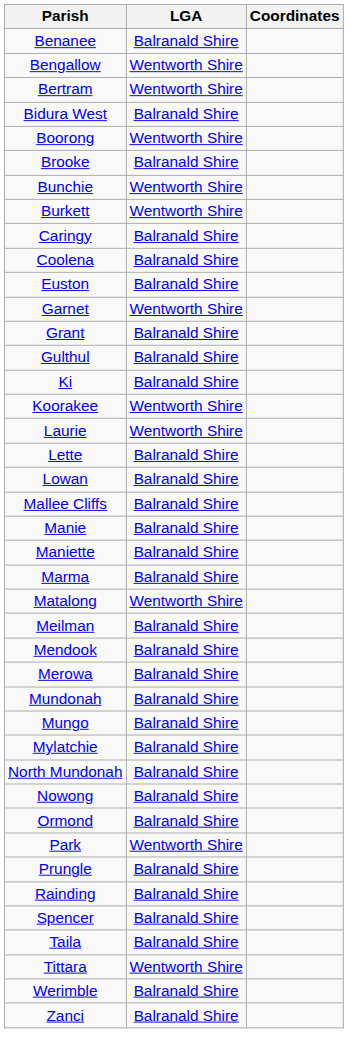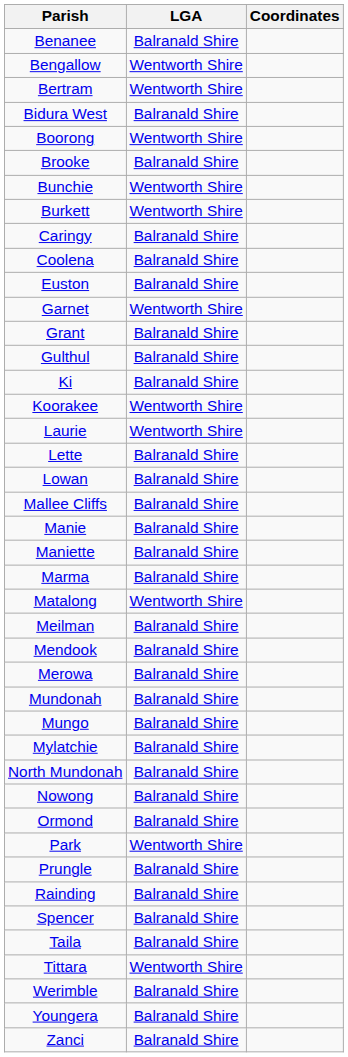+ row: (65, 1015)
